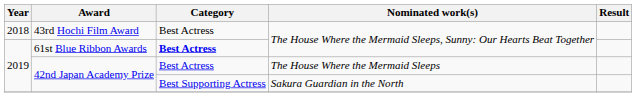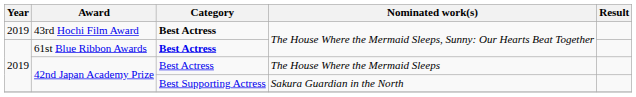(18, 30) 2018 -> (18, 30) 2019
(186, 30) normal -> (188, 30) bold
